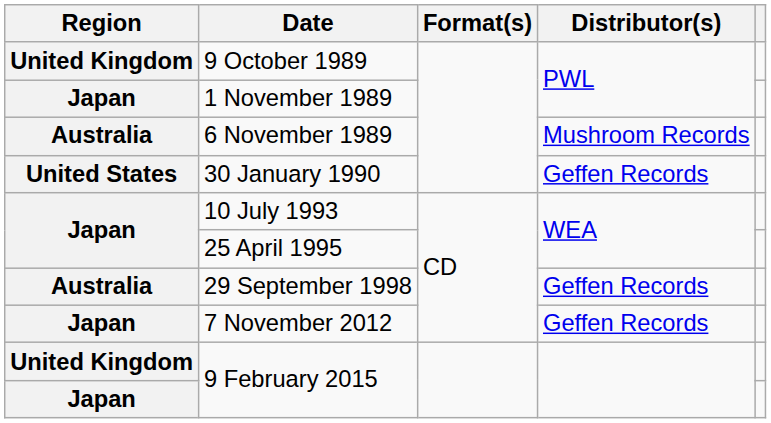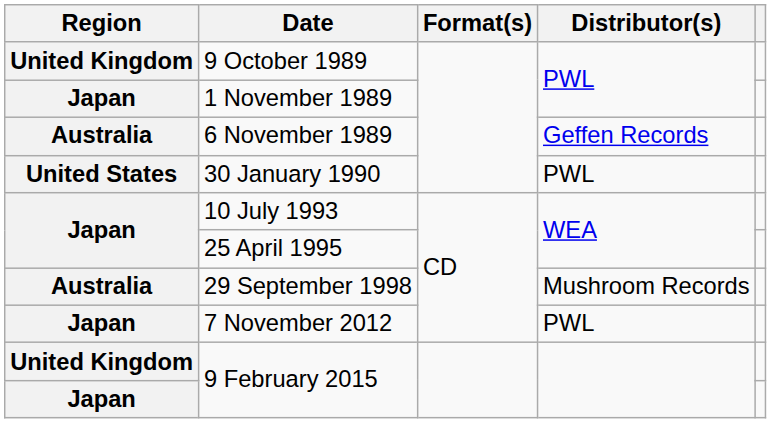(646, 135) Mushroom Records -> (626, 135) Geffen Records
(626, 173) Geffen Records -> (569, 173) PWL
(626, 286) Geffen Records -> (646, 286) Mushroom Records
(626, 323) Geffen Records -> (569, 323) PWL
